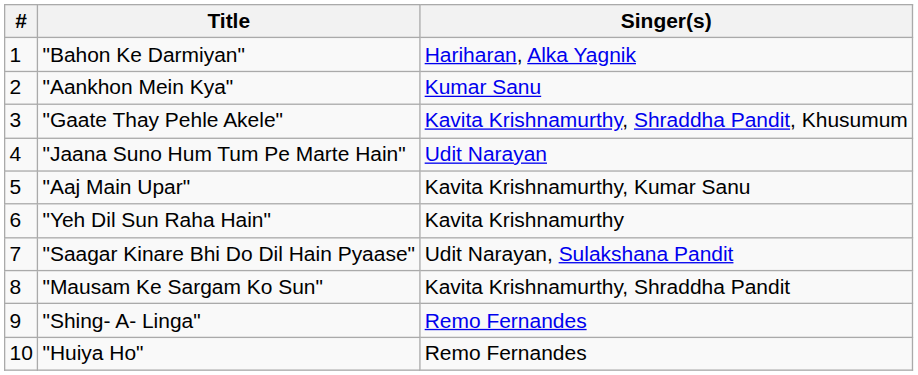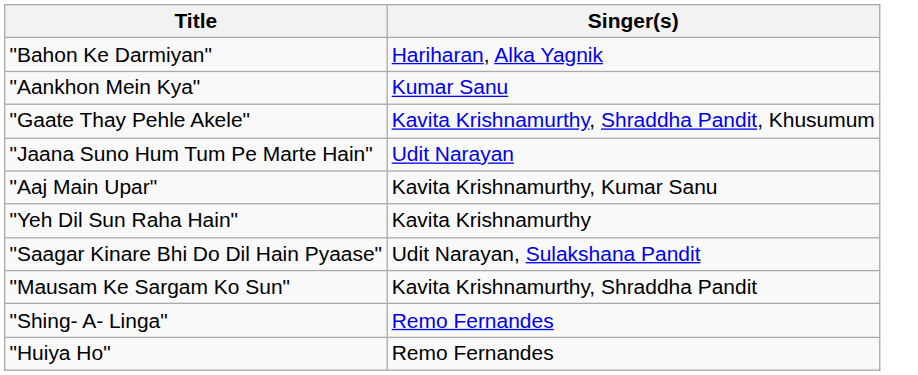- column: (21, 21)
